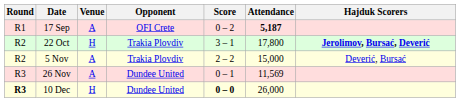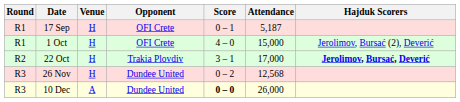(92, 27) A -> (92, 27) H
(225, 27) 0 – 2 -> (225, 27) 0 – 1
(271, 27) bold -> (271, 27) normal
+ row: (57, 43)
(271, 43) 17,800 -> (271, 59) 17,000
- row: (57, 59)
(92, 74) A -> (92, 74) H
(225, 74) 0 – 1 -> (225, 74) 0 – 2
(271, 74) 11,569 -> (271, 74) 12,568
(20, 90) bold -> (20, 90) normal
(92, 90) H -> (92, 90) A
